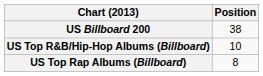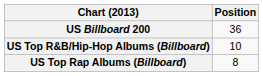(235, 29) 38 -> (235, 29) 36
